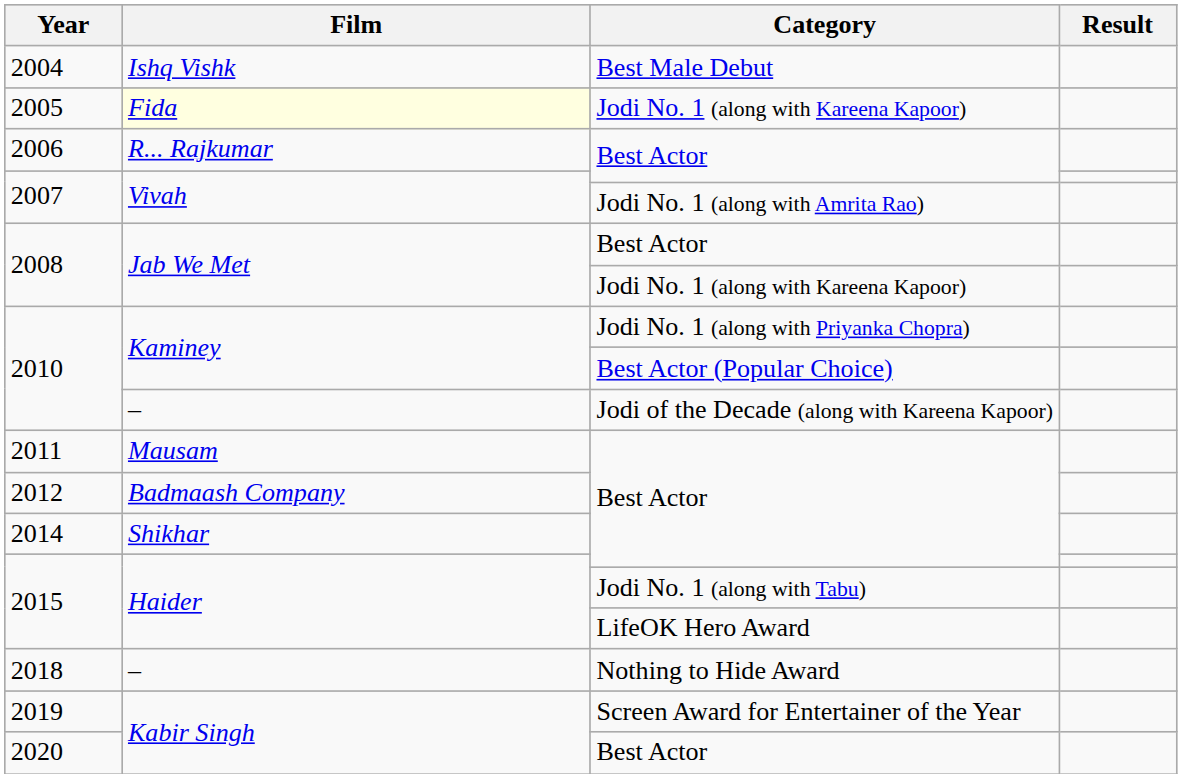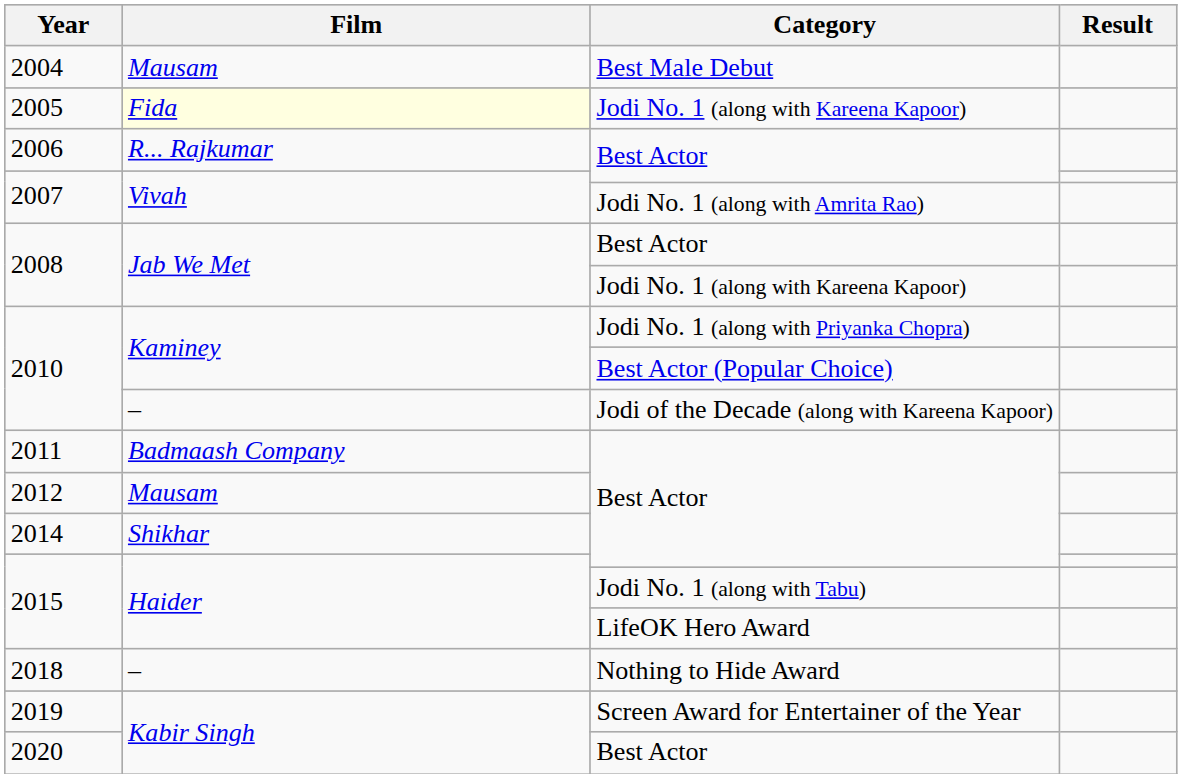(182, 66) Ishq Vishk -> (173, 66) Mausam
(173, 450) Mausam -> (236, 450) Badmaash Company
(236, 492) Badmaash Company -> (173, 492) Mausam
